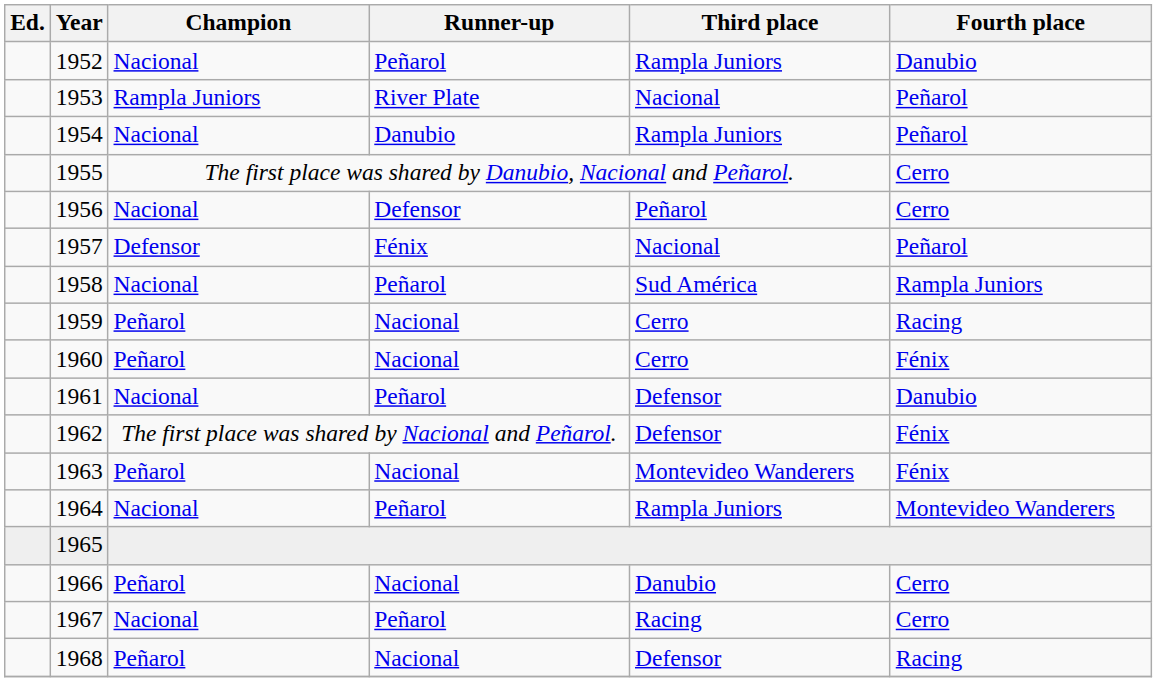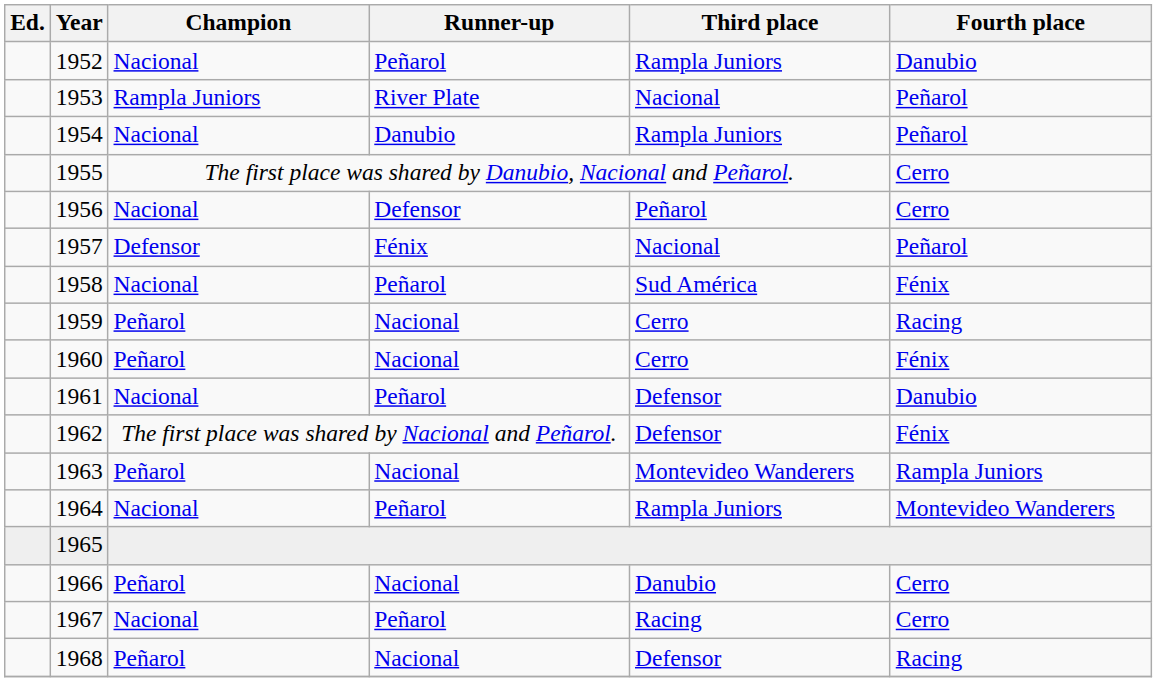(969, 284) Rampla Juniors -> (923, 284) Fénix
(923, 470) Fénix -> (969, 470) Rampla Juniors
